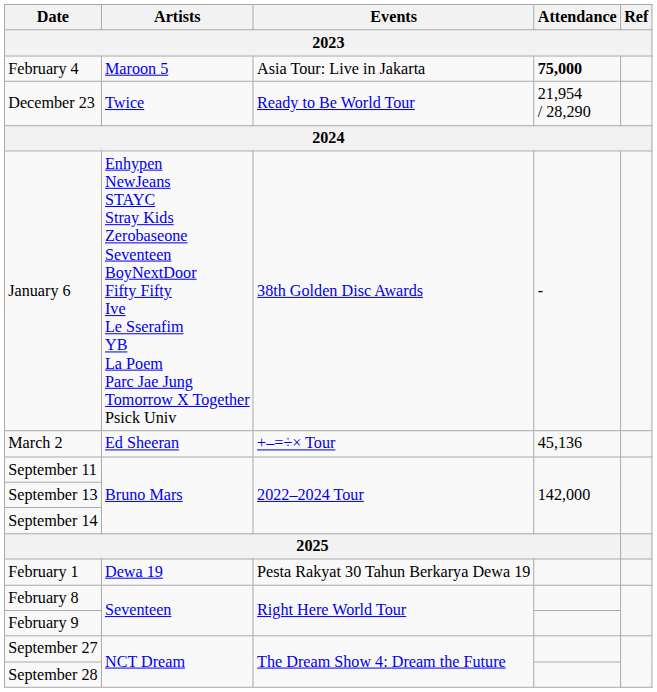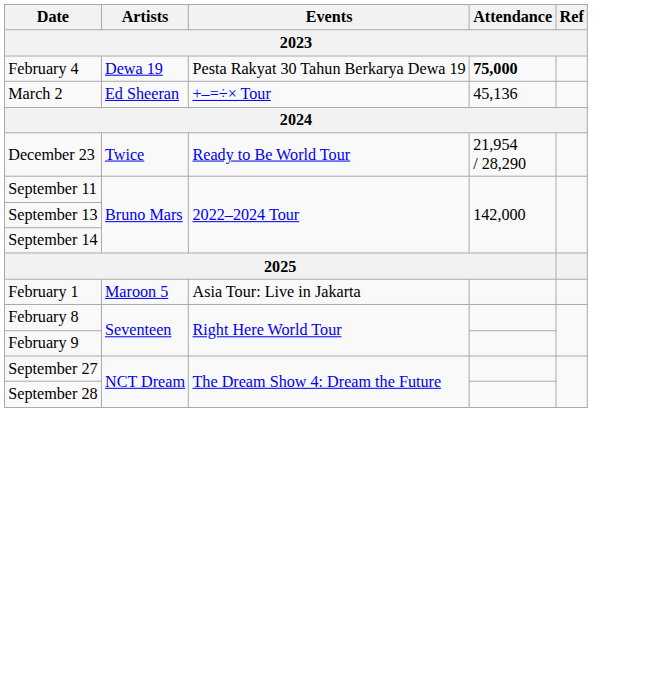(137, 68) Maroon 5 -> (134, 68) Dewa 19
(341, 68) Asia Tour: Live in Jakarta -> (329, 68) Pesta Rakyat 30 Tahun Berkarya Dewa 19
rows swapped: (52, 103) <-> (35, 443)
- row: (39, 290)
(134, 571) Dewa 19 -> (137, 291) Maroon 5
(394, 571) Pesta Rakyat 30 Tahun Berkarya Dewa 19 -> (277, 291) Asia Tour: Live in Jakarta
